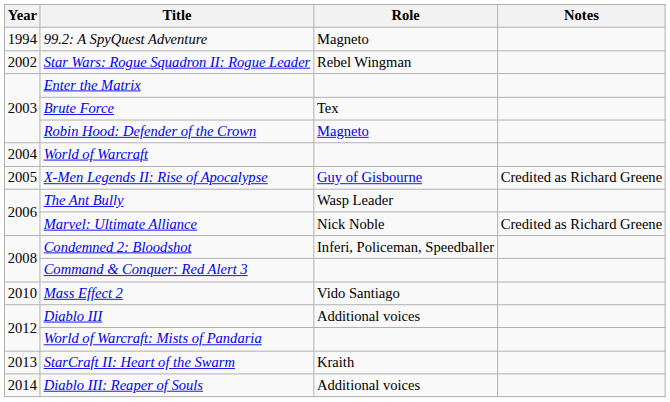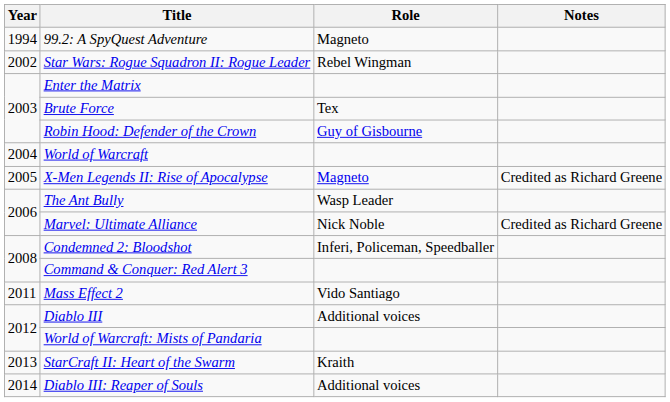(343, 131) Magneto -> (370, 131) Guy of Gisbourne
(370, 177) Guy of Gisbourne -> (343, 177) Magneto
(22, 293) 2010 -> (22, 293) 2011
